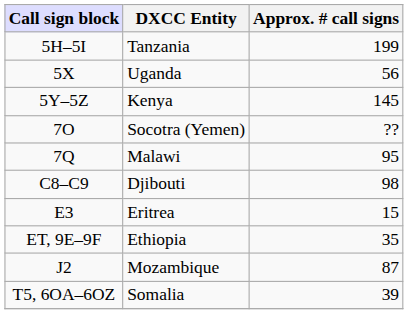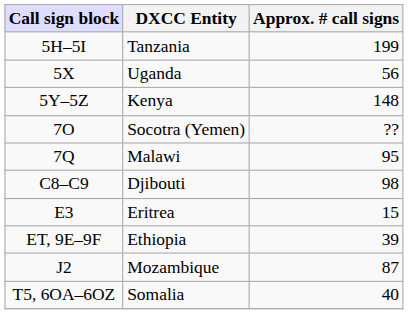(386, 101) 145 -> (386, 101) 148
(390, 239) 35 -> (390, 239) 39
(390, 294) 39 -> (390, 294) 40
